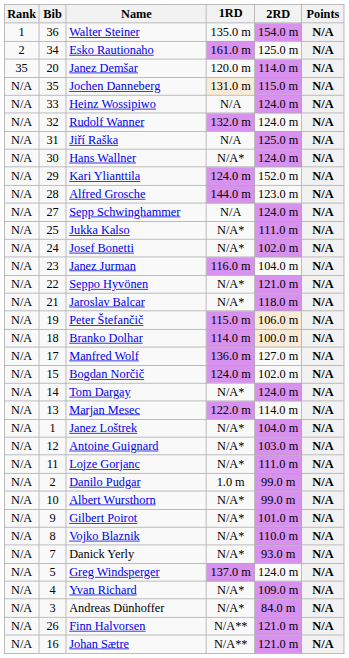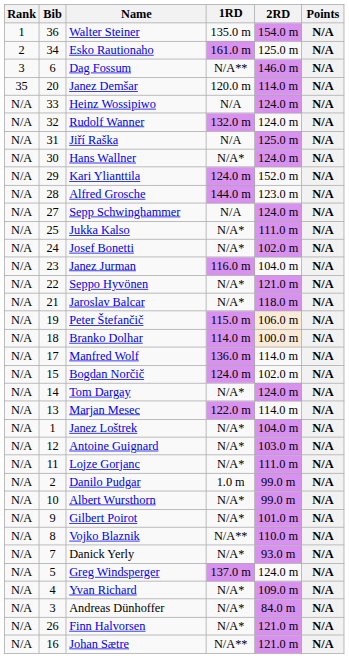+ row: (100, 68)
- row: (115, 86)
(278, 356) 127.0 m -> (278, 356) 114.0 m
(231, 536) N/A* -> (231, 536) N/A**
(231, 626) N/A** -> (231, 626) N/A*
